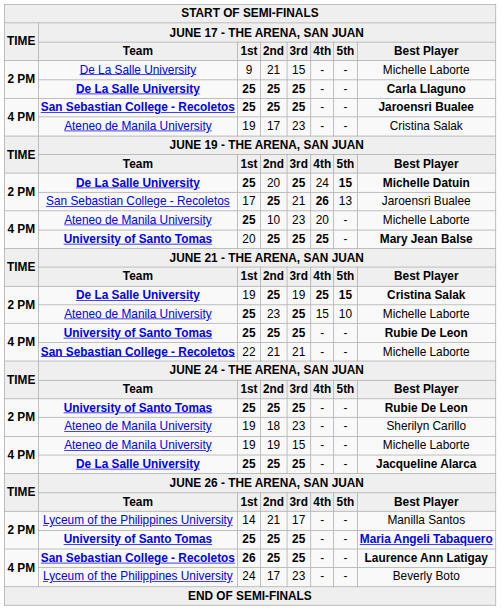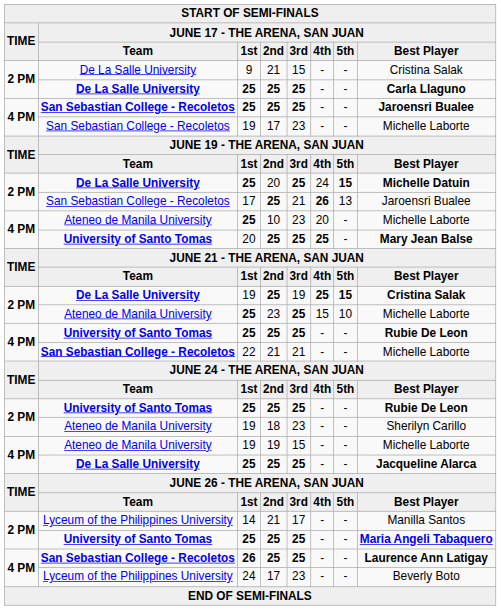(426, 70) Michelle Laborte -> (426, 70) Cristina Salak
(138, 126) Ateneo de Manila University -> (138, 126) San Sebastian College - Recoletos
(426, 126) Cristina Salak -> (426, 126) Michelle Laborte
